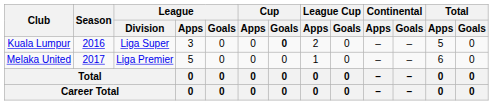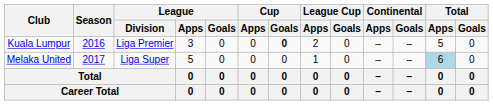(145, 44) Liga Super -> (145, 44) Liga Premier
(145, 60) Liga Premier -> (145, 60) Liga Super
(441, 60) no background -> (441, 60) lightblue background
